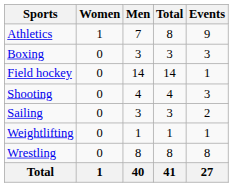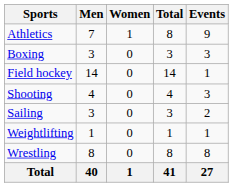columns swapped: (138, 14) <-> (100, 14)
